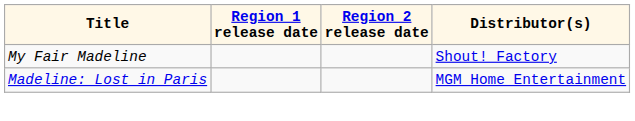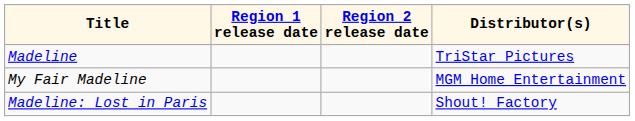+ row: (43, 56)
(496, 56) Shout! Factory -> (531, 80) MGM Home Entertainment
(531, 80) MGM Home Entertainment -> (496, 104) Shout! Factory
